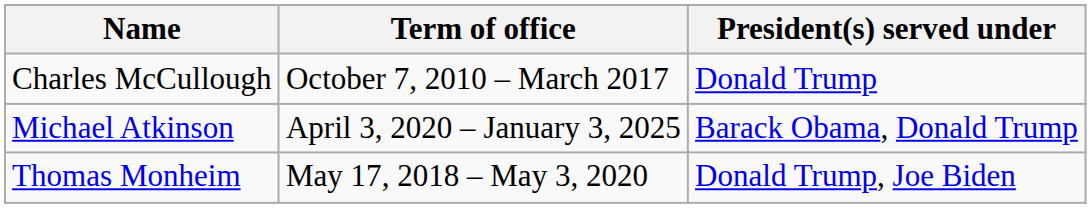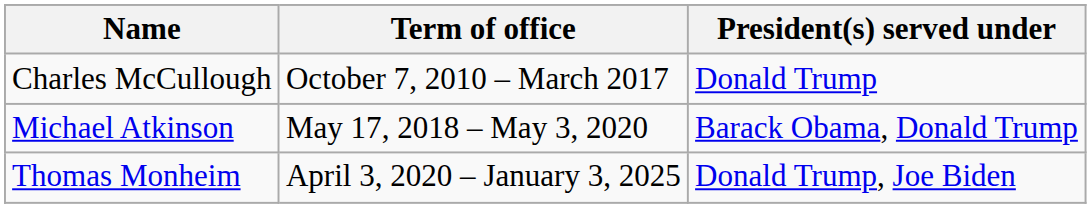(483, 127) April 3, 2020 – January 3, 2025 -> (467, 127) May 17, 2018 – May 3, 2020
(467, 176) May 17, 2018 – May 3, 2020 -> (483, 176) April 3, 2020 – January 3, 2025
